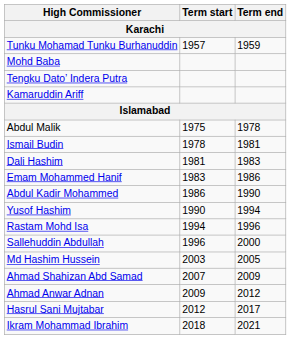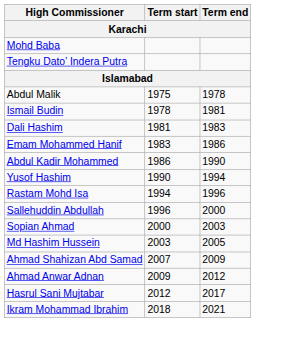- row: (92, 45)
- row: (45, 95)
+ row: (41, 227)
